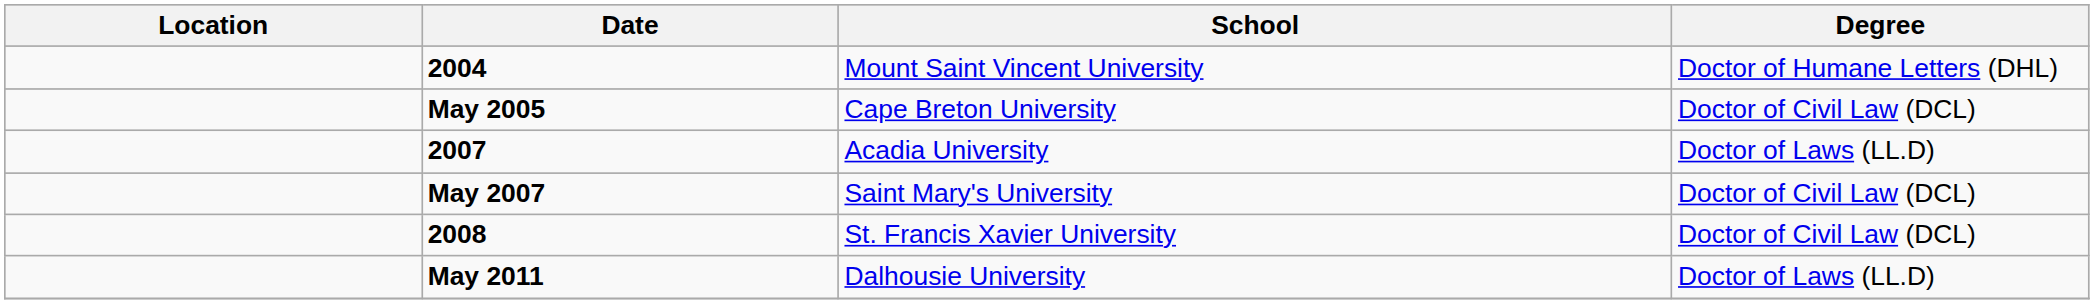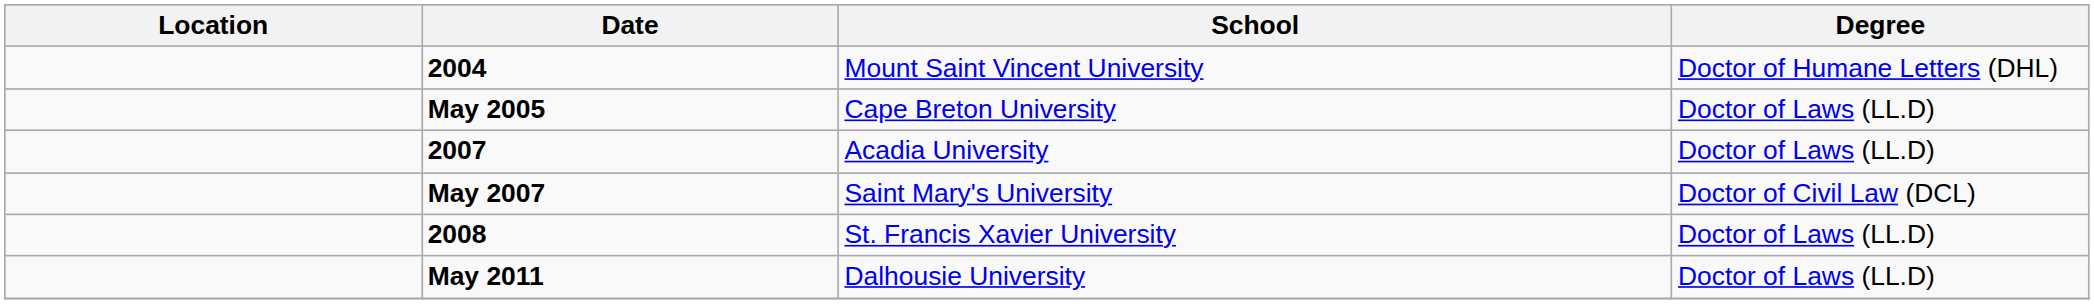(1827, 109) Doctor of Civil Law (DCL) -> (1806, 109) Doctor of Laws (LL.D)
(1827, 234) Doctor of Civil Law (DCL) -> (1806, 234) Doctor of Laws (LL.D)
